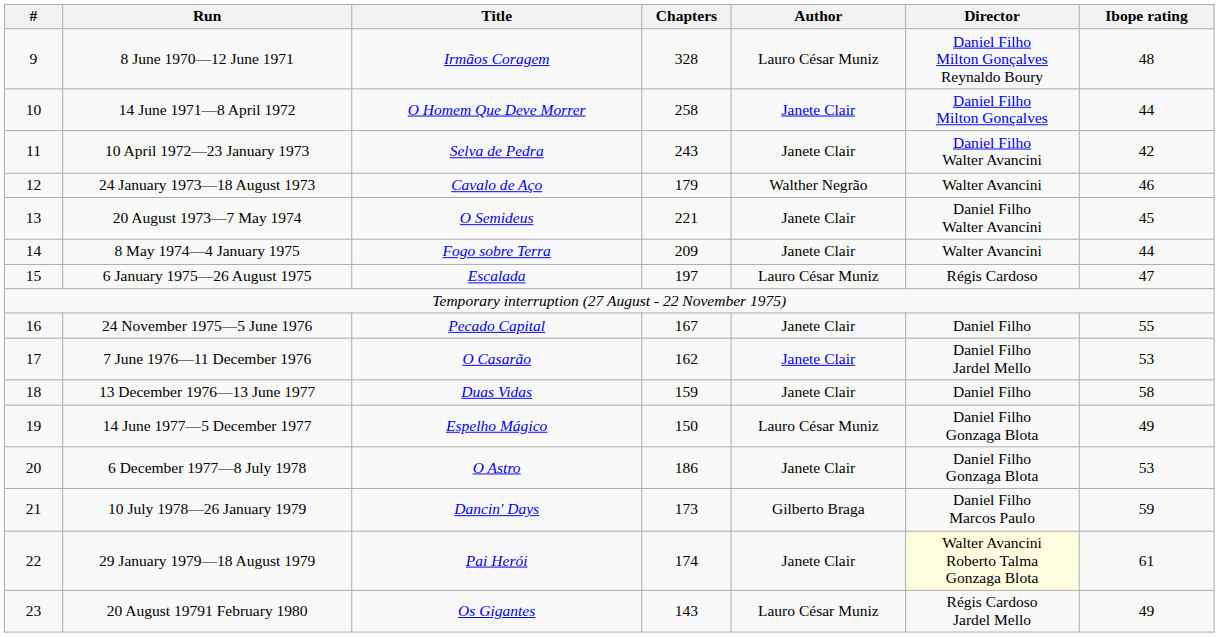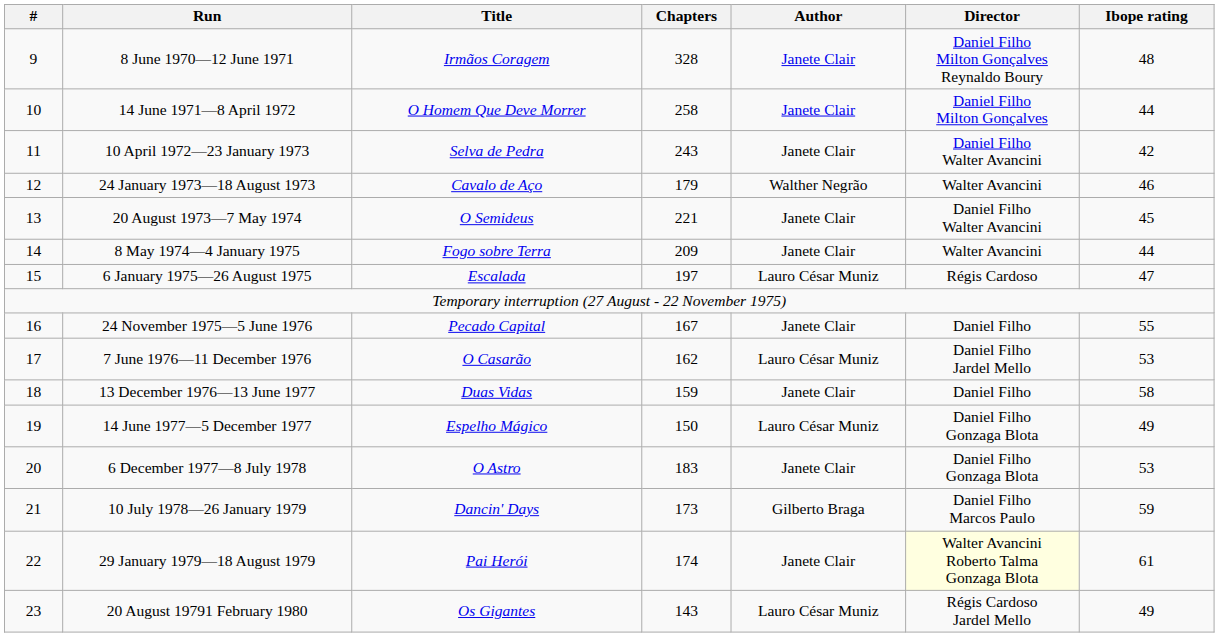(818, 58) Lauro César Muniz -> (818, 58) Janete Clair
(818, 358) Janete Clair -> (818, 358) Lauro César Muniz
(686, 467) 186 -> (686, 467) 183
